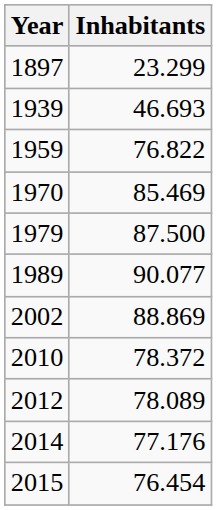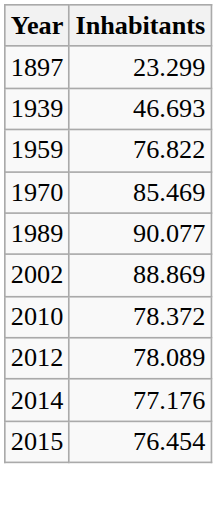- row: (37, 233)
